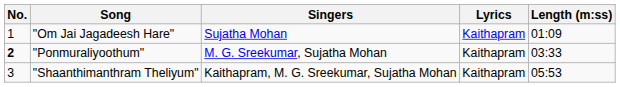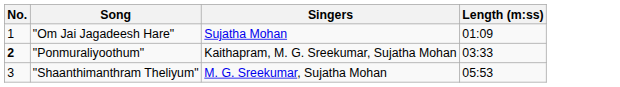- column: (494, 14)
(296, 53) M. G. Sreekumar, Sujatha Mohan -> (330, 53) Kaithapram, M. G. Sreekumar, Sujatha Mohan
(330, 73) Kaithapram, M. G. Sreekumar, Sujatha Mohan -> (296, 73) M. G. Sreekumar, Sujatha Mohan
